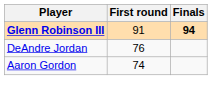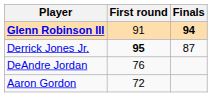+ row: (48, 48)
(139, 65) 74 -> (139, 83) 72
